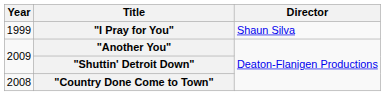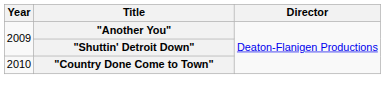- row: (134, 30)
(19, 82) 2008 -> (19, 64) 2010
